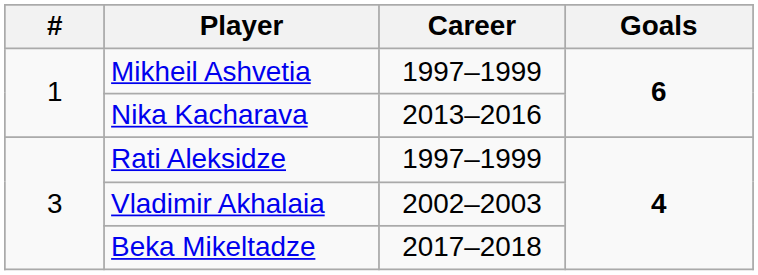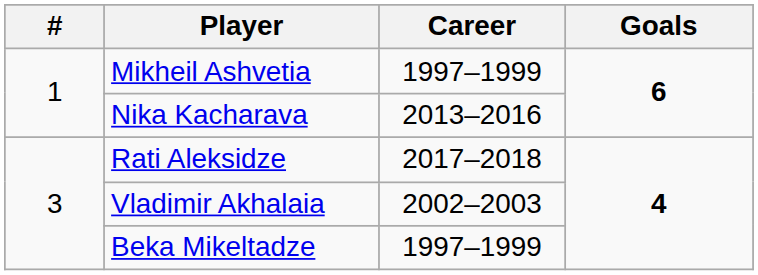(472, 159) 1997–1999 -> (472, 159) 2017–2018
(472, 247) 2017–2018 -> (472, 247) 1997–1999
